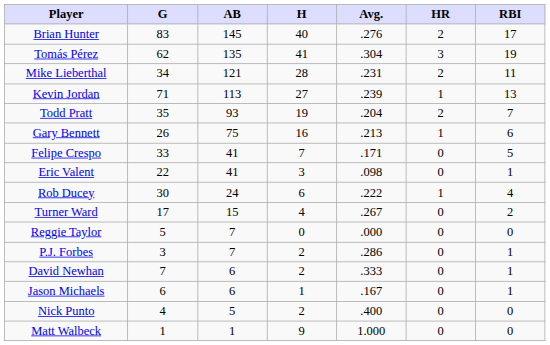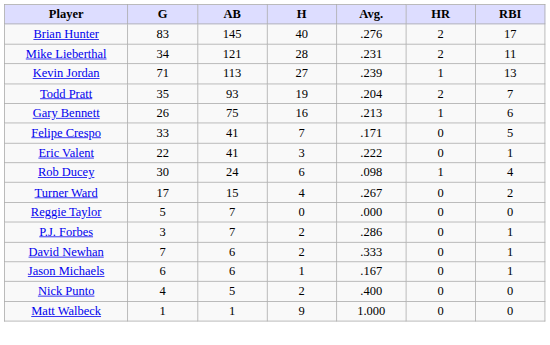- row: (66, 53)
(371, 172) .098 -> (371, 152) .222
(371, 192) .222 -> (371, 172) .098
